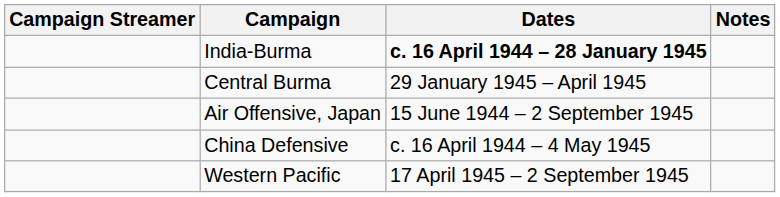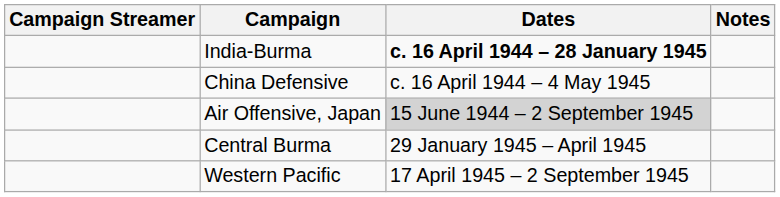rows swapped: (276, 144) <-> (268, 82)
(542, 113) no background -> (542, 113) lightgrey background
